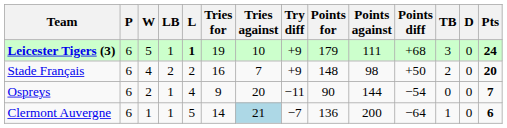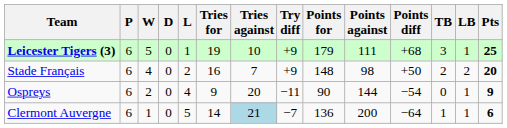columns swapped: (469, 22) <-> (171, 22)
(192, 50) bold -> (187, 50) normal
(490, 50) 24 -> (490, 50) 25
(490, 92) 7 -> (490, 92) 9
